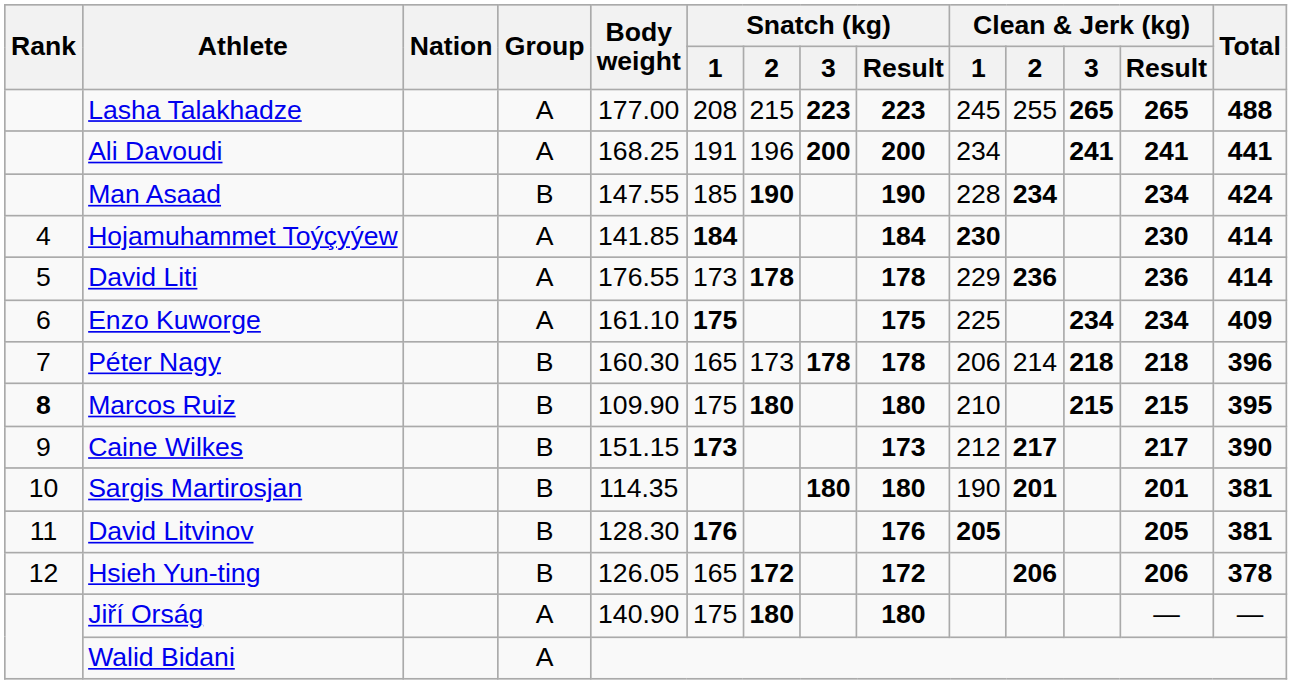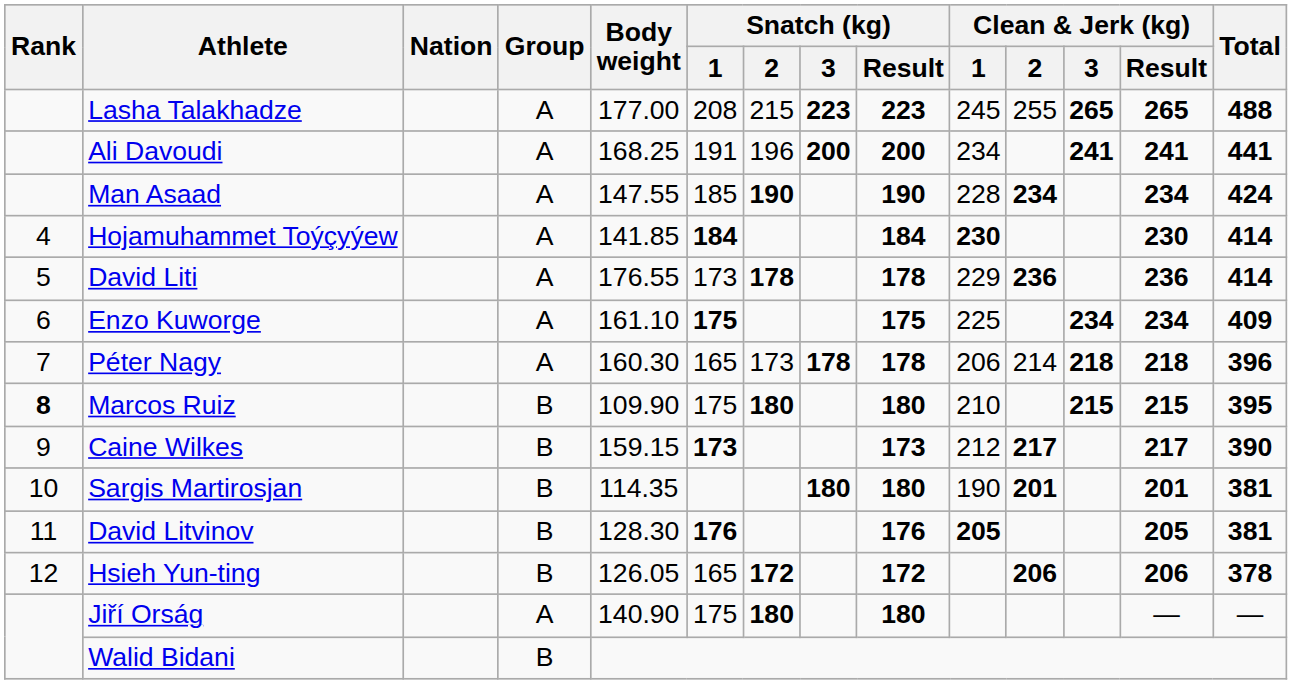(545, 194) B -> (545, 194) A
(545, 362) B -> (545, 362) A
(639, 446) 151.15 -> (639, 446) 159.15
(545, 657) A -> (545, 657) B
